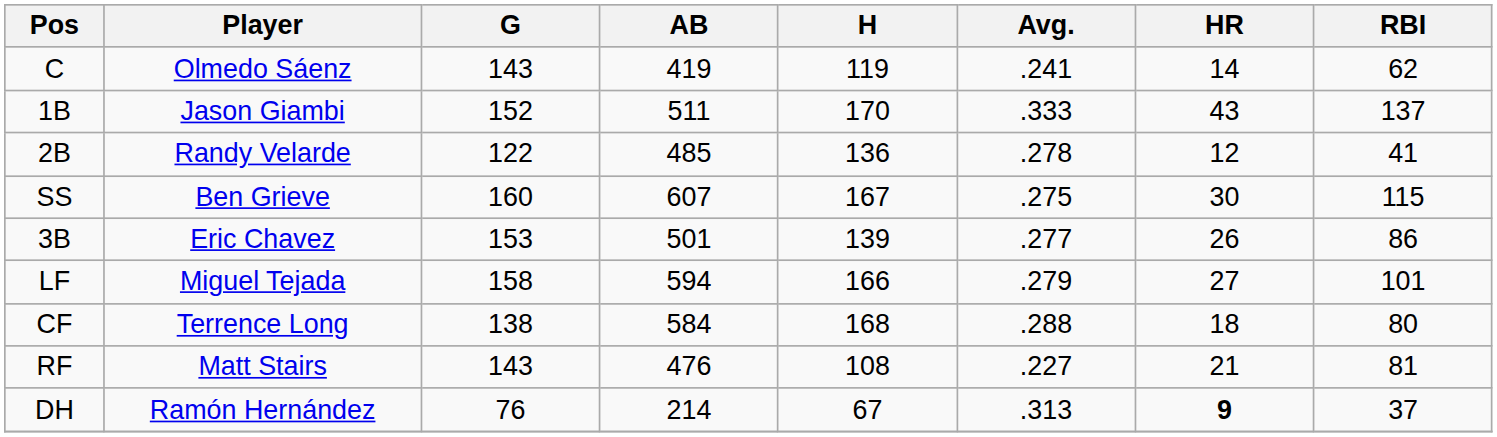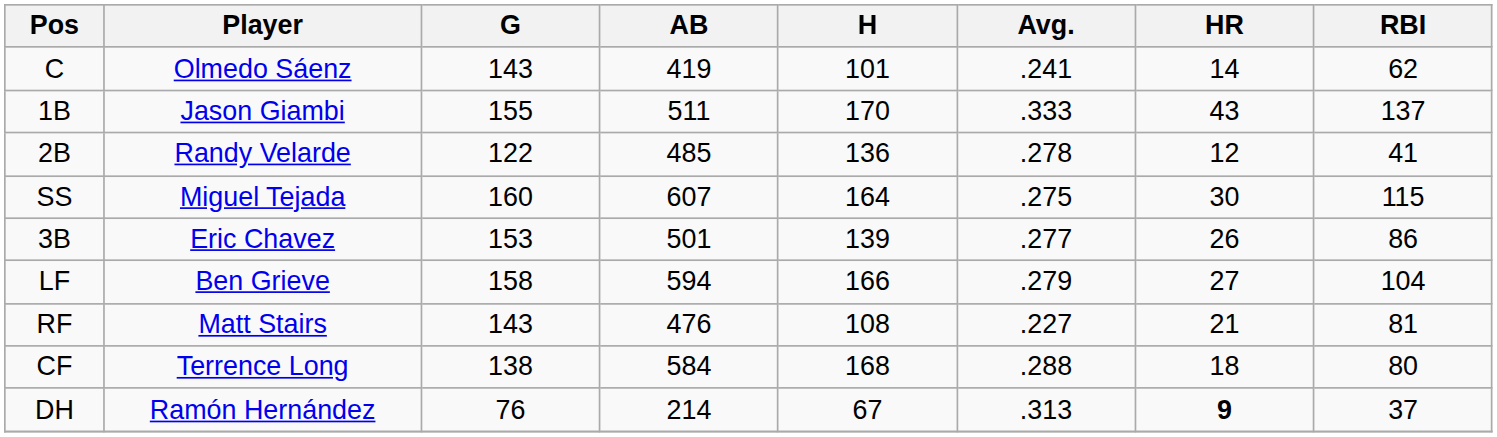(868, 68) 119 -> (868, 68) 101
(511, 111) 152 -> (511, 111) 155
(263, 196) Ben Grieve -> (263, 196) Miguel Tejada
(868, 196) 167 -> (868, 196) 164
(263, 281) Miguel Tejada -> (263, 281) Ben Grieve
(1403, 281) 101 -> (1403, 281) 104
rows swapped: (54, 324) <-> (54, 366)
